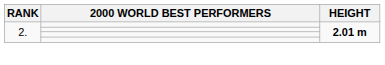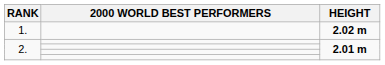+ row: (23, 31)
